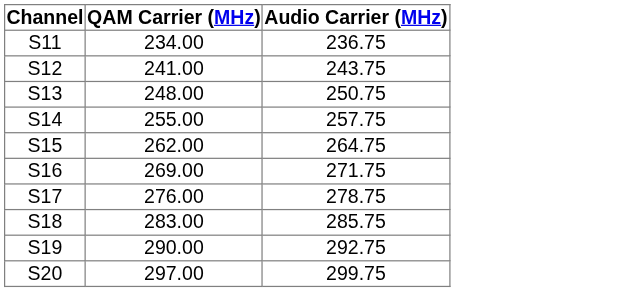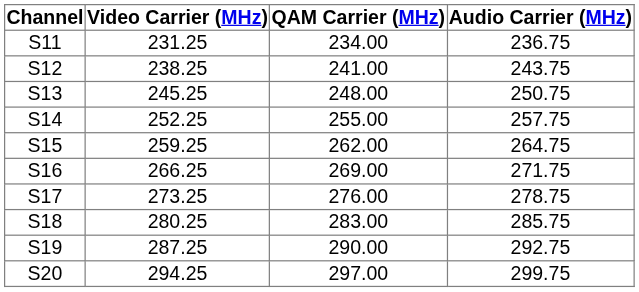+ column: (178, 17)
